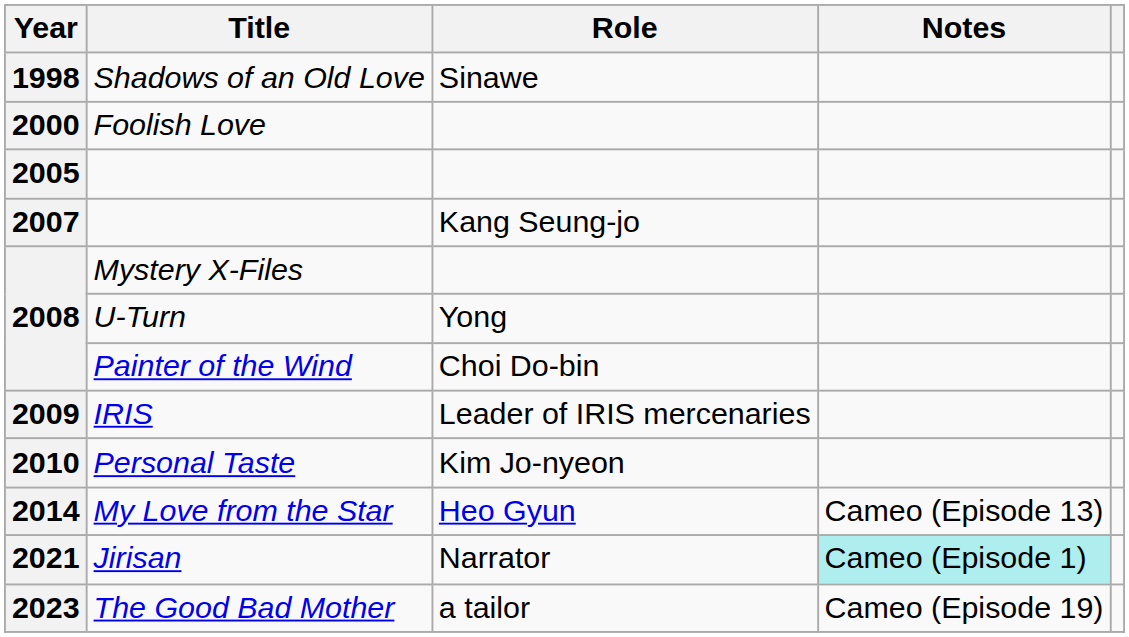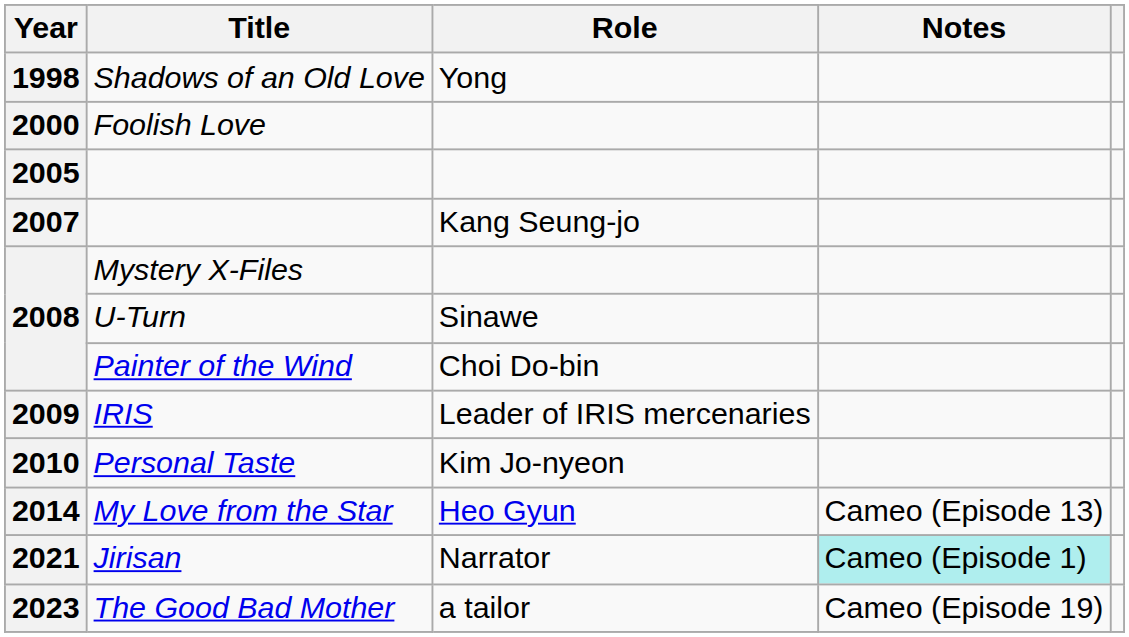(489, 76) Sinawe -> (473, 76) Yong
(473, 317) Yong -> (489, 317) Sinawe
